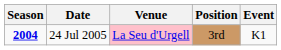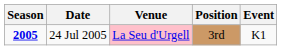(25, 35) 2004 -> (25, 35) 2005
